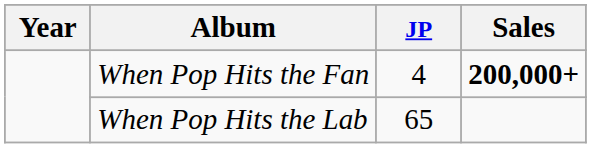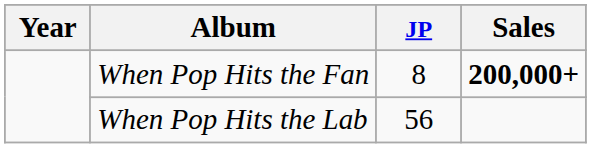(419, 73) 4 -> (419, 73) 8
(419, 119) 65 -> (419, 119) 56
